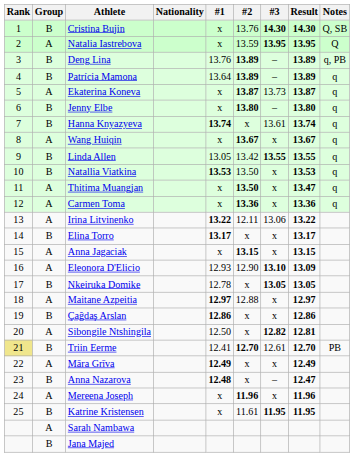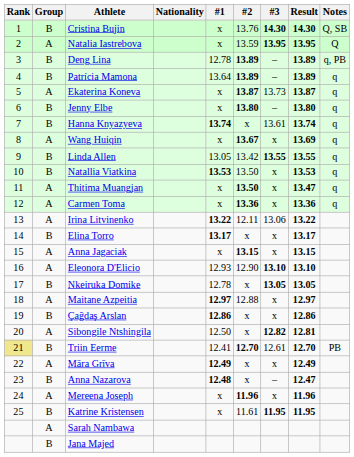(220, 60) 13.76 -> (220, 60) 12.78
(304, 140) 13.67 -> (304, 140) 13.69
(304, 268) 13.09 -> (304, 268) 13.10
